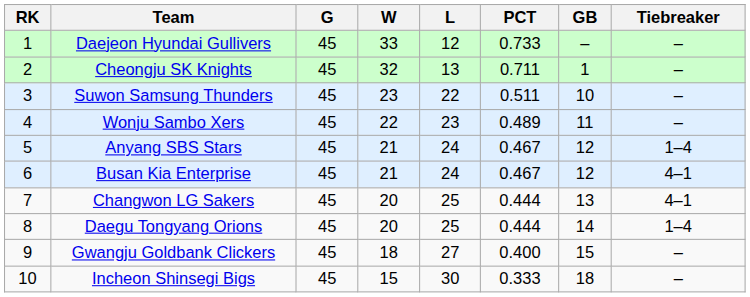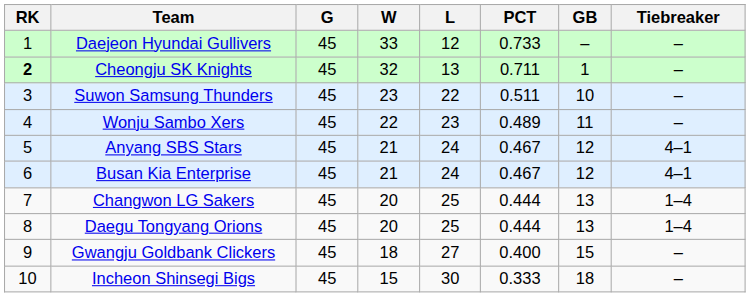(28, 69) normal -> (28, 69) bold
(678, 148) 1–4 -> (678, 148) 4–1
(678, 200) 4–1 -> (678, 200) 1–4
(585, 226) 14 -> (585, 226) 13
